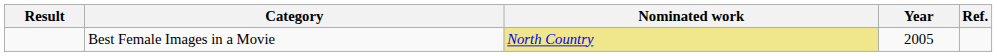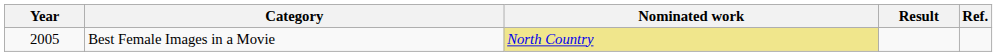columns swapped: (919, 16) <-> (45, 16)
